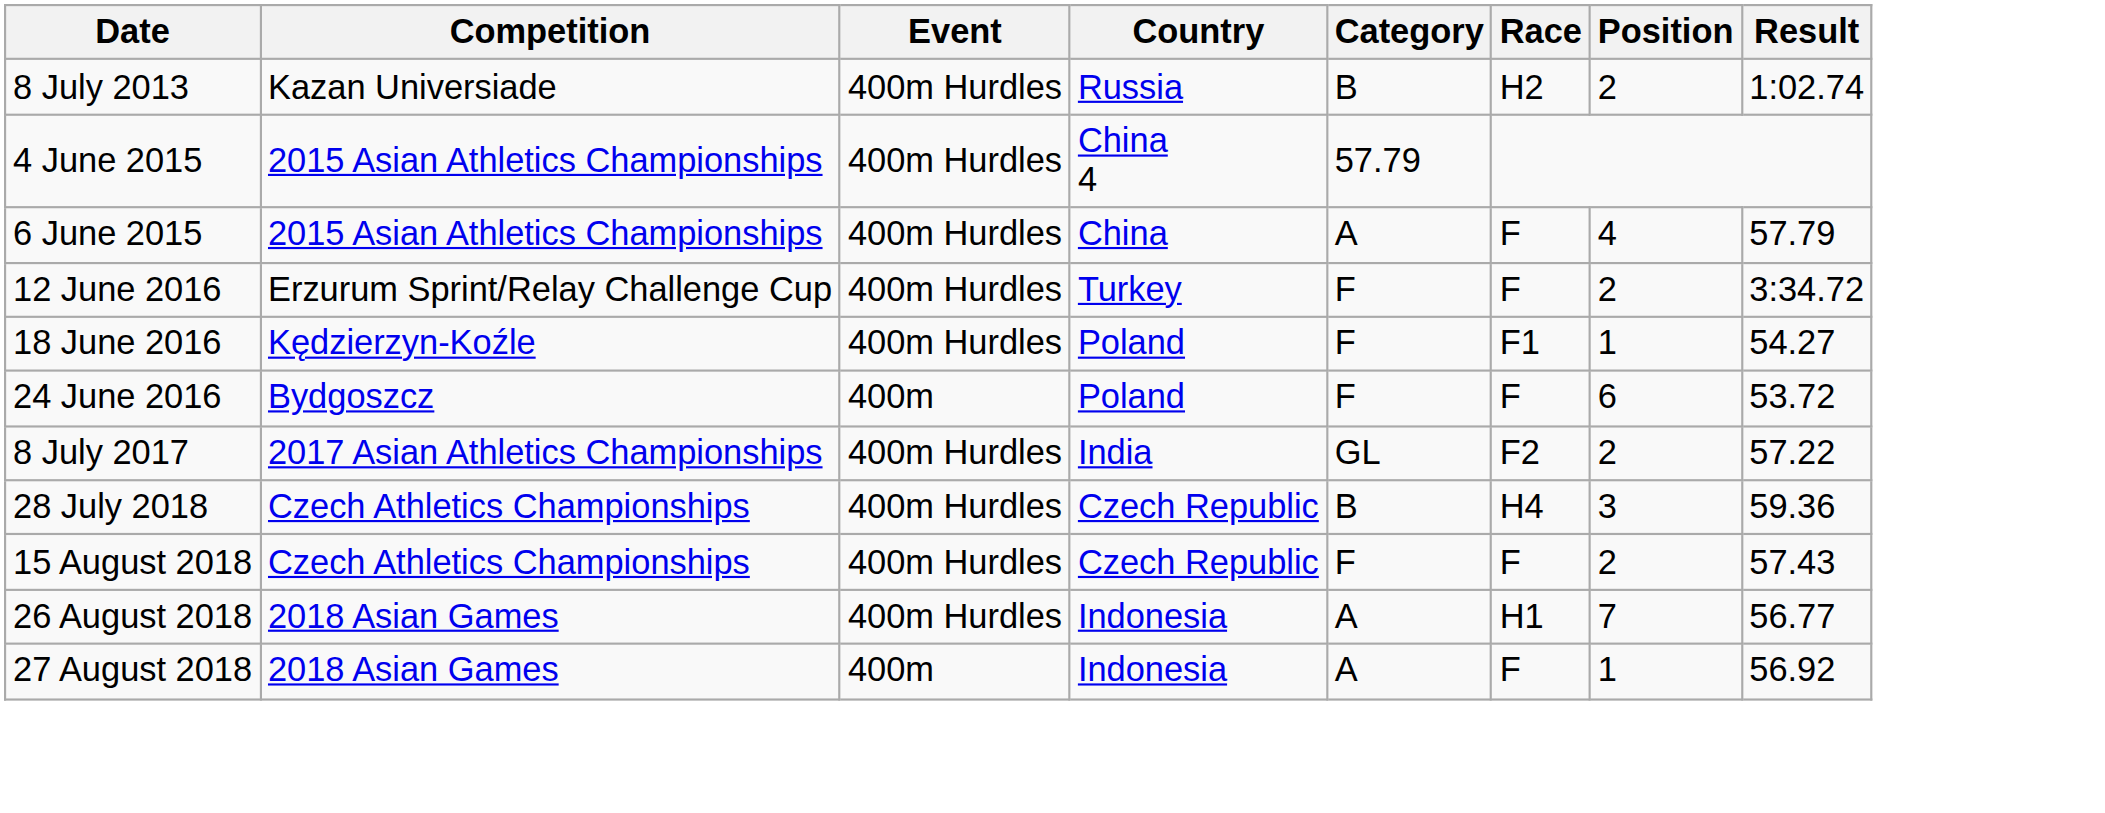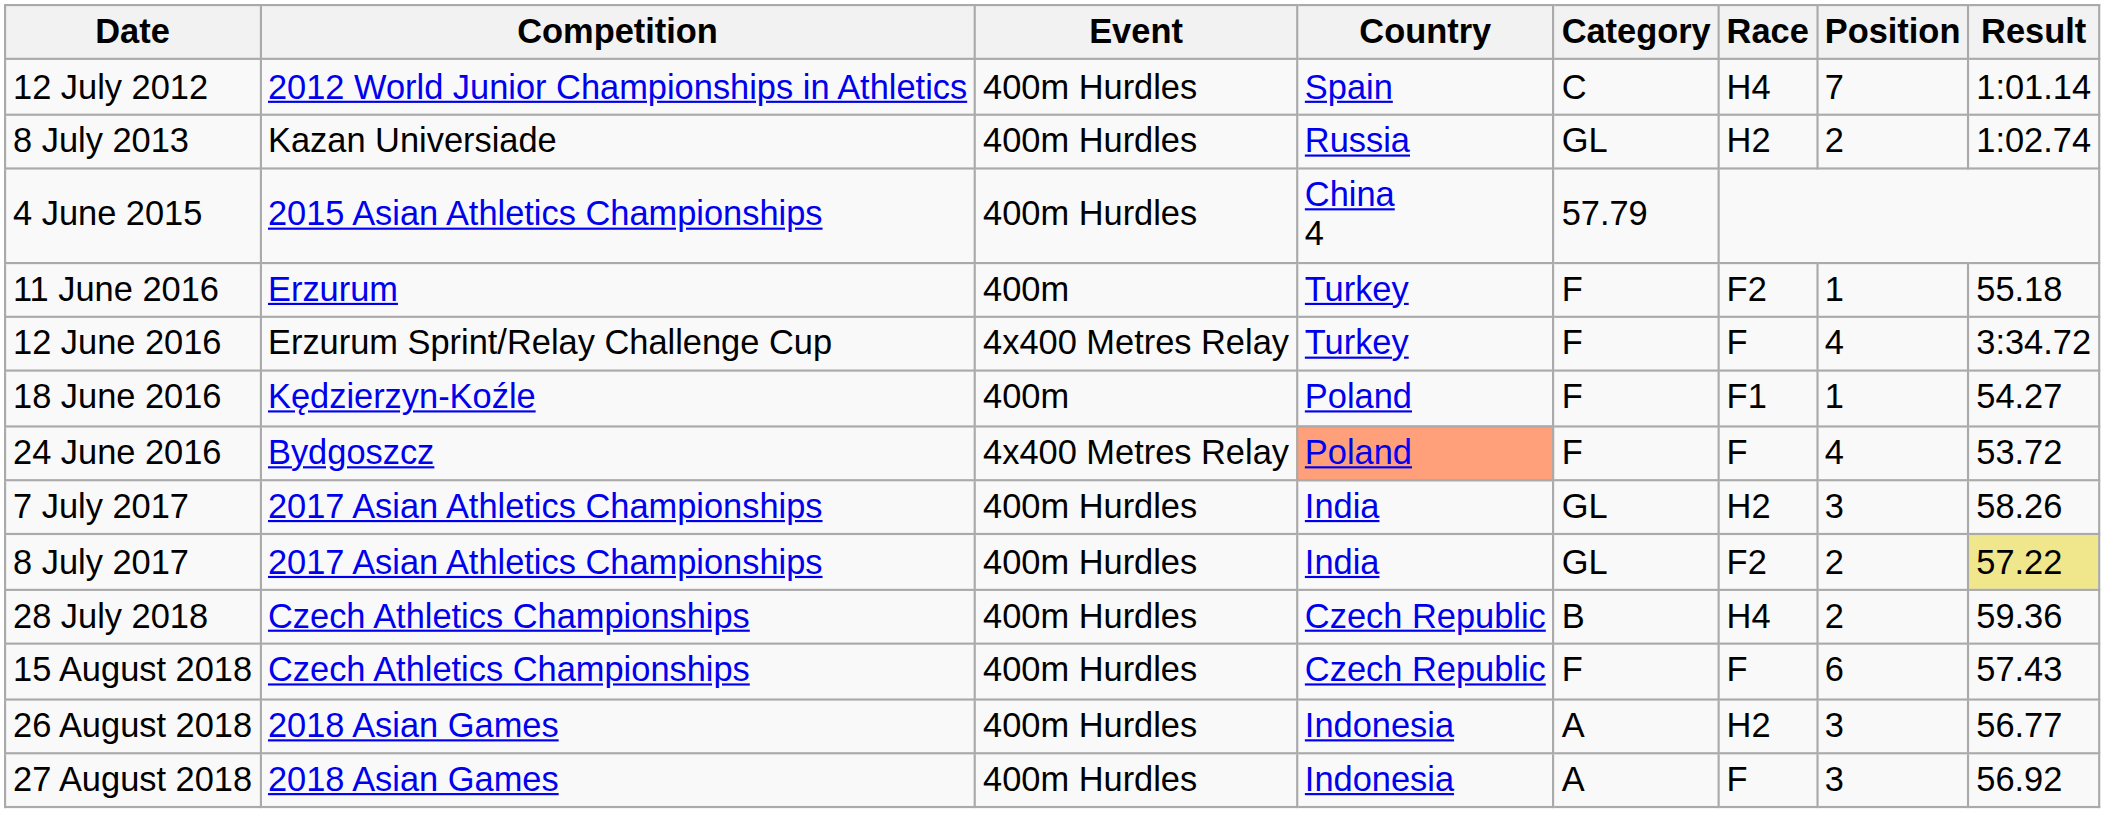+ row: (111, 86)
(1346, 86) B -> (1585, 140) GL
- row: (108, 234)
+ row: (116, 288)
(955, 288) 400m Hurdles -> (1136, 343) 4x400 Metres Relay
(1607, 288) 2 -> (1834, 343) 4
(955, 343) 400m Hurdles -> (1026, 397) 400m
(891, 397) 400m -> (1136, 452) 4x400 Metres Relay
(1131, 397) no background -> (1358, 452) lightsalmon background
(1607, 397) 6 -> (1834, 452) 4
+ row: (101, 506)
(1792, 452) no background -> (2019, 561) khaki background
(1607, 506) 3 -> (1834, 616) 2
(1607, 561) 2 -> (1834, 670) 6
(1522, 616) H1 -> (1749, 725) H2
(1607, 616) 7 -> (1834, 725) 3
(891, 670) 400m -> (1090, 779) 400m Hurdles
(1607, 670) 1 -> (1834, 779) 3
